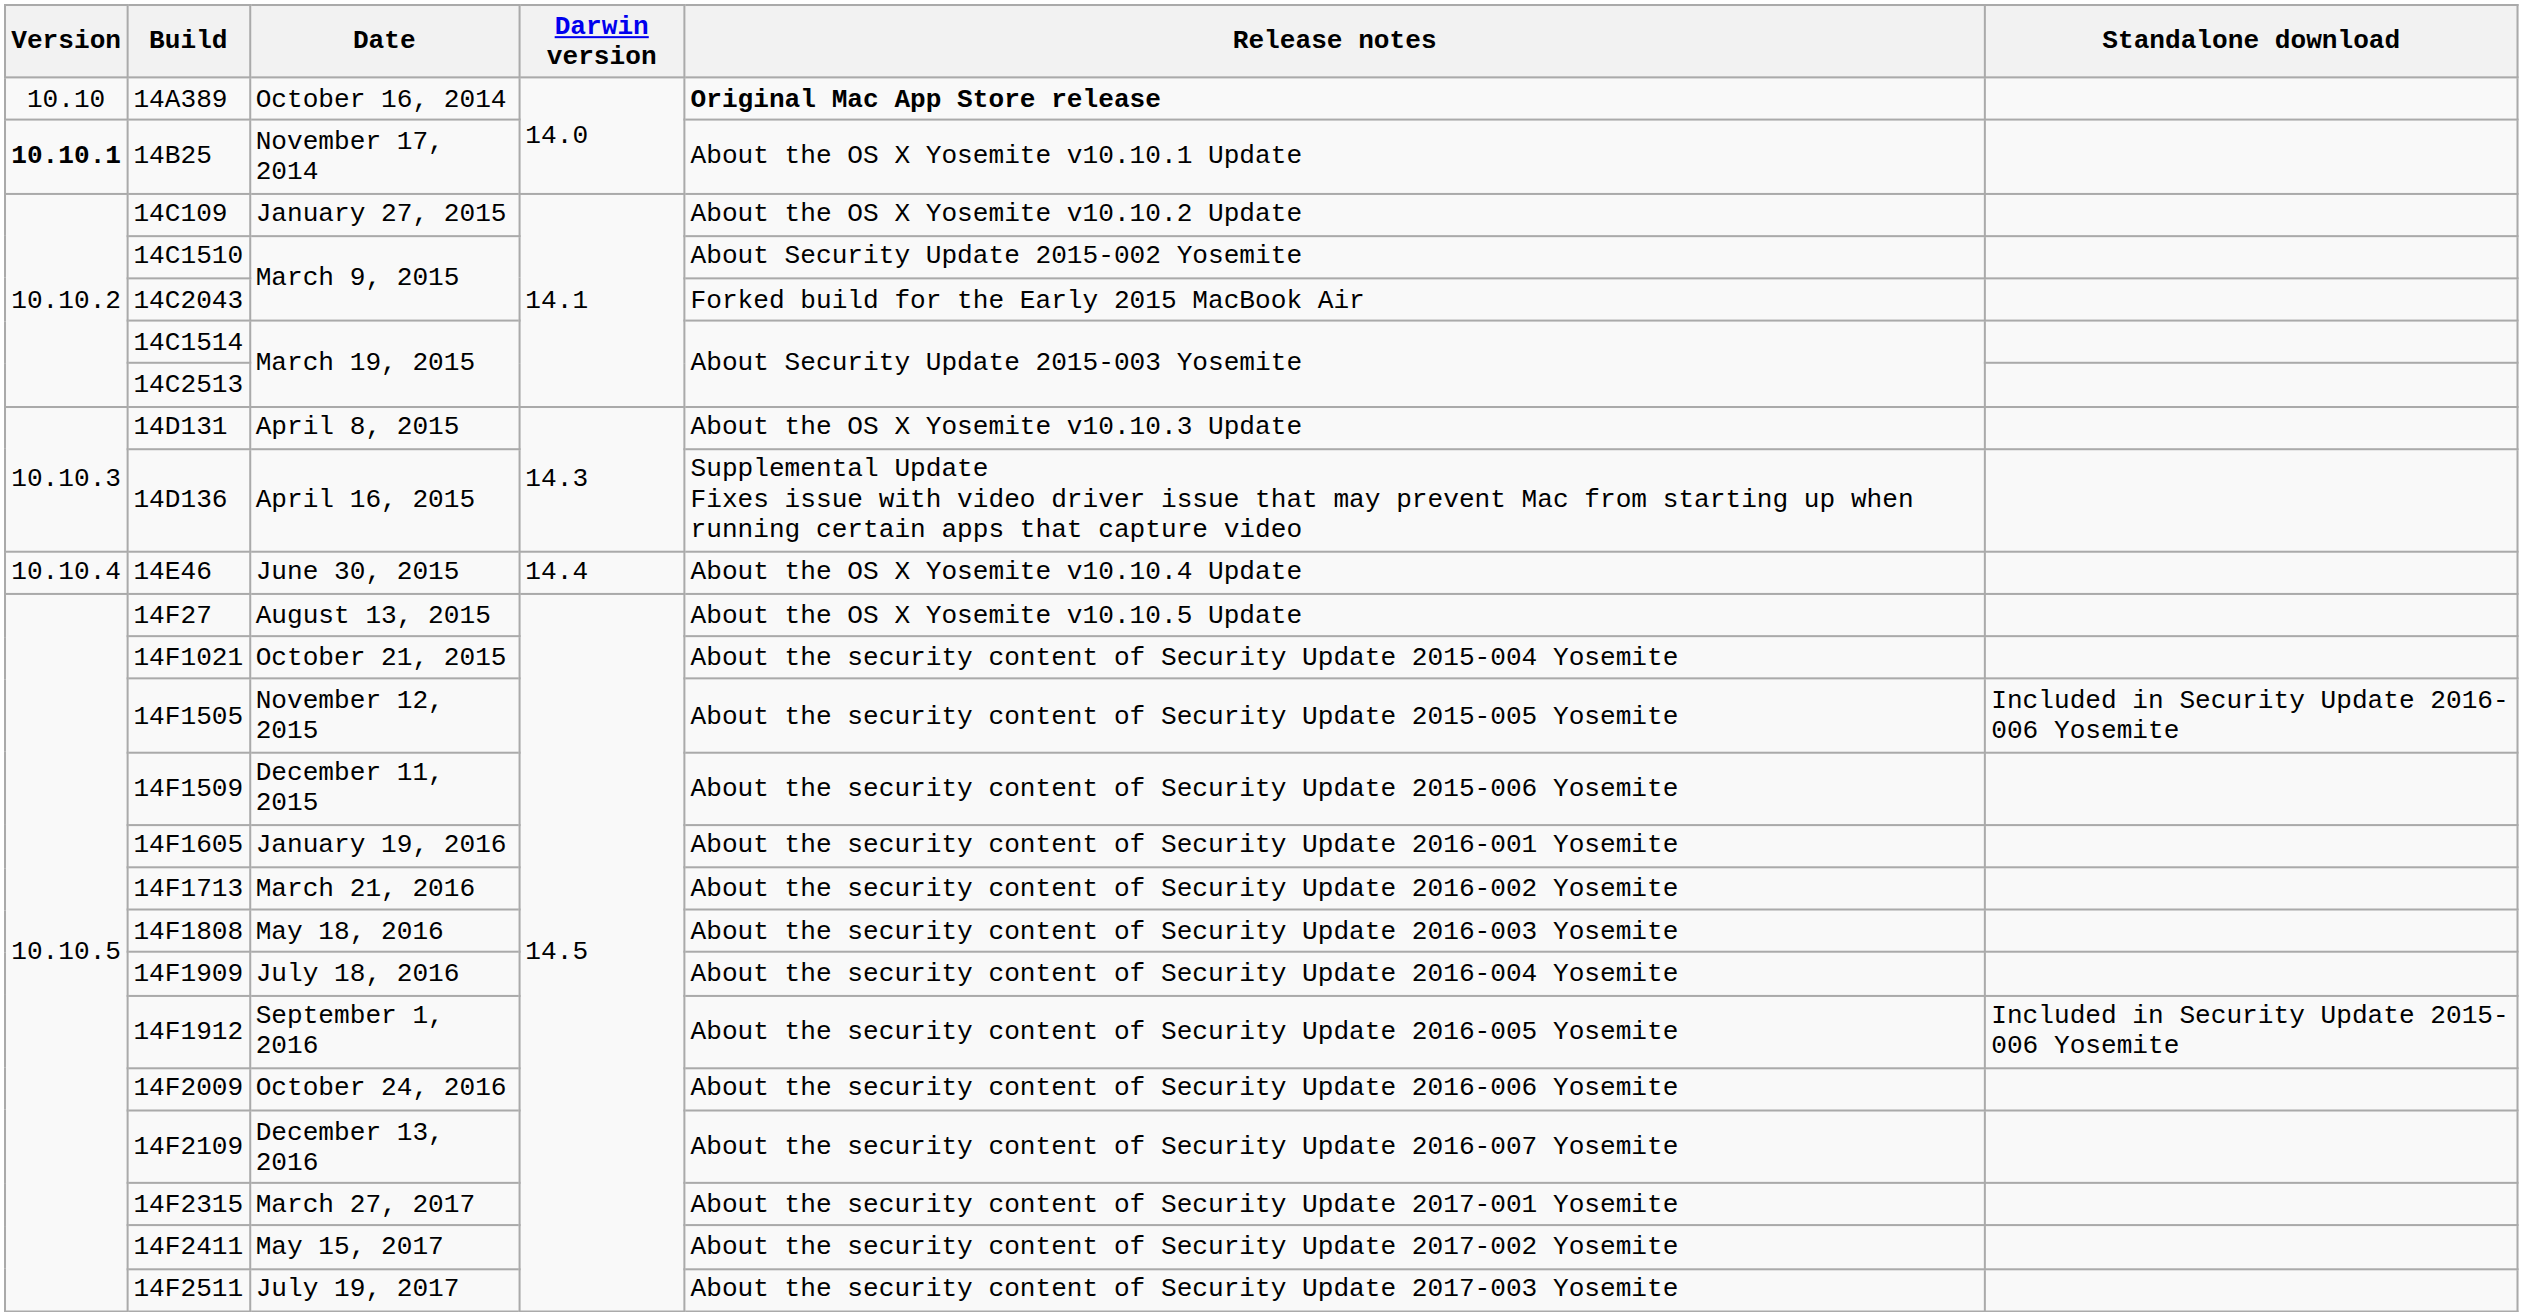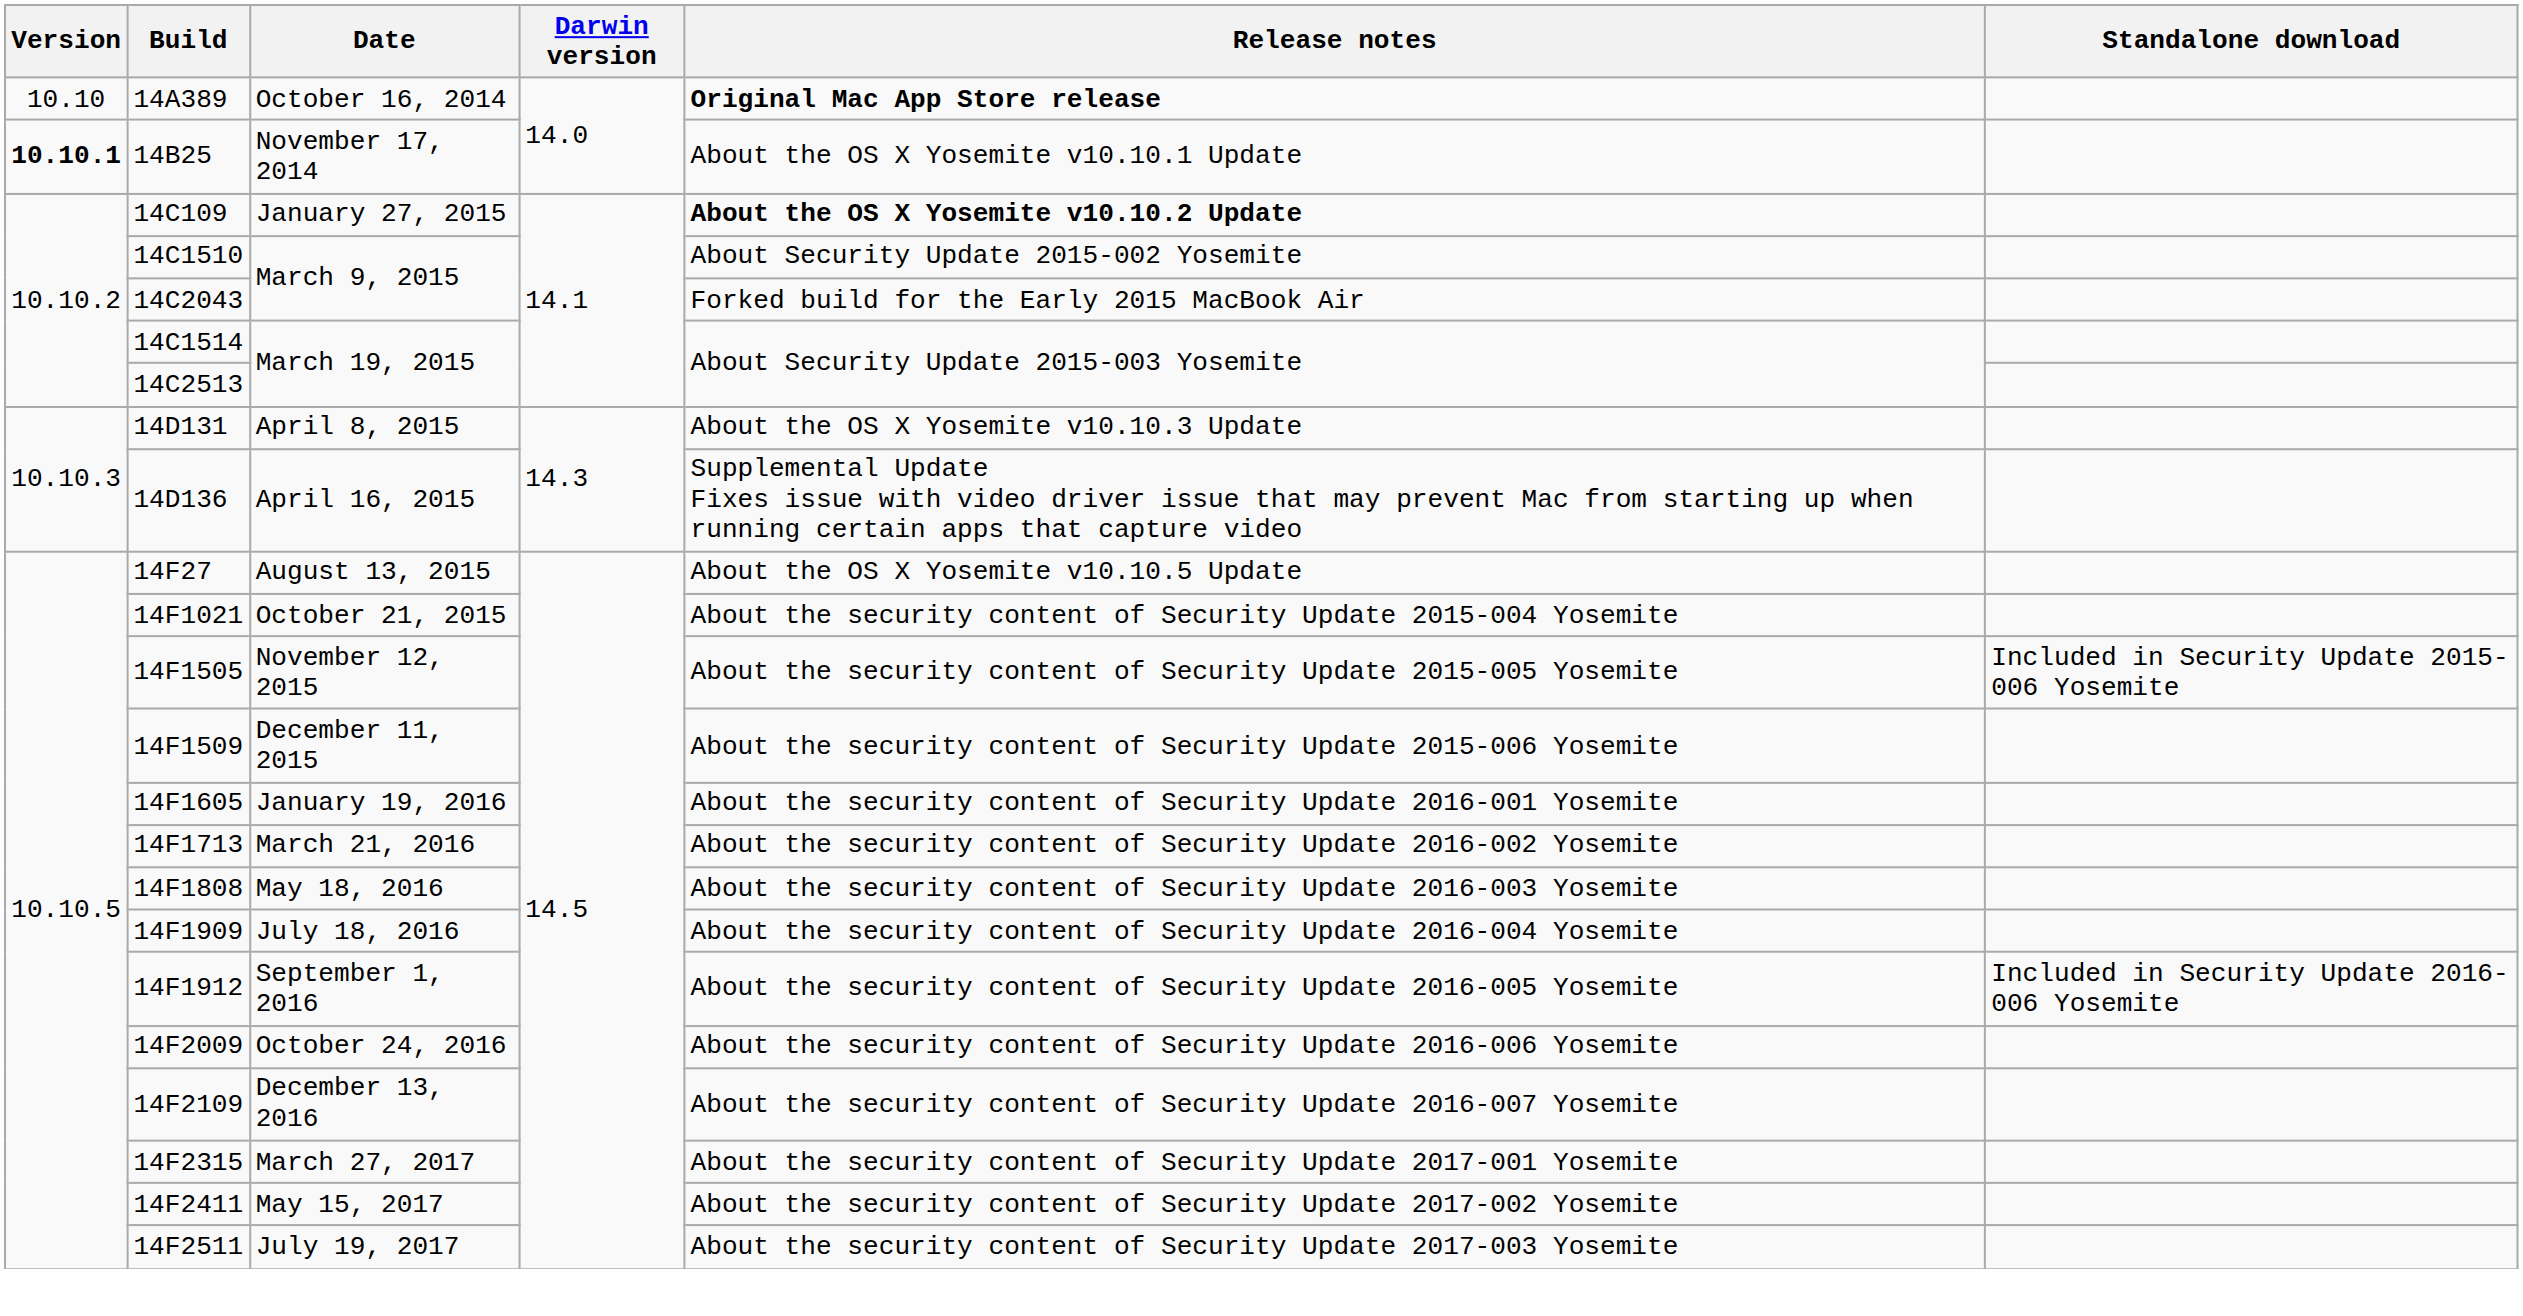(996, 214) normal -> (996, 214) bold
- row: (173, 573)
(2250, 716) Included in Security Update 2016-006 Yosemite -> (2250, 673) Included in Security Update 2015-006 Yosemite
(2250, 1031) Included in Security Update 2015-006 Yosemite -> (2250, 989) Included in Security Update 2016-006 Yosemite
